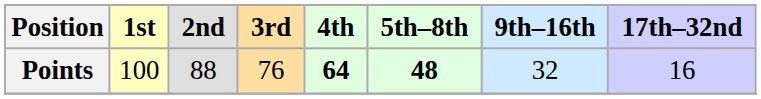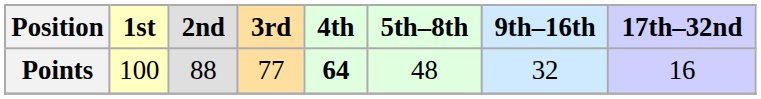(271, 70) 76 -> (271, 70) 77
(424, 70) bold -> (424, 70) normal
